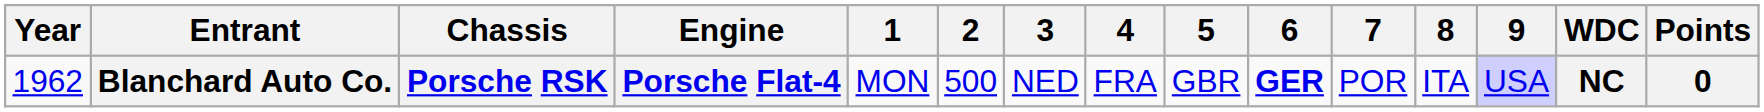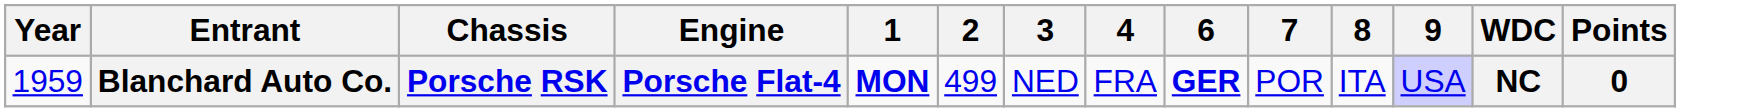- column: (1206, 31)
(48, 81) 1962 -> (48, 81) 1959
(892, 81) normal -> (892, 81) bold
(971, 81) 500 -> (971, 81) 499
